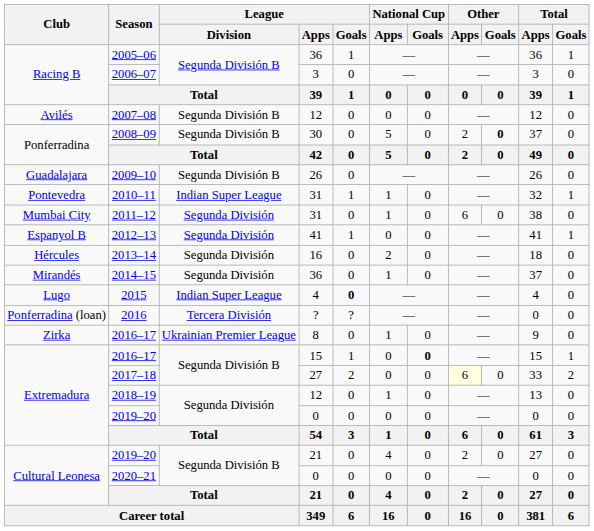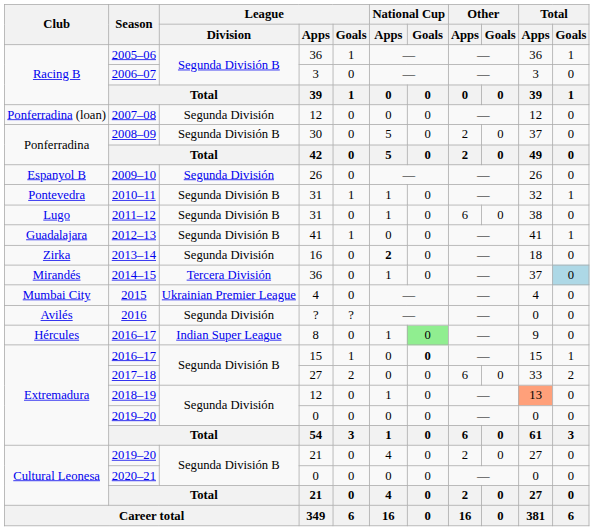(57, 114) Avilés -> (57, 114) Ponferradina (loan)
(229, 114) Segunda División B -> (229, 114) Segunda División
(500, 134) bold -> (500, 134) normal
(57, 174) Guadalajara -> (57, 174) Espanyol B
(229, 174) Segunda División B -> (229, 174) Segunda División
(229, 194) Indian Super League -> (229, 194) Segunda División B
(57, 214) Mumbai City -> (57, 214) Lugo
(229, 214) Segunda División -> (229, 214) Segunda División B
(57, 235) Espanyol B -> (57, 235) Guadalajara
(229, 235) Segunda División -> (229, 235) Segunda División B
(57, 255) Hércules -> (57, 255) Zirka
(388, 255) normal -> (388, 255) bold
(229, 275) Segunda División -> (229, 275) Tercera División
(571, 275) no background -> (571, 275) lightblue background
(57, 295) Lugo -> (57, 295) Mumbai City
(229, 295) Indian Super League -> (229, 295) Ukrainian Premier League
(351, 295) bold -> (351, 295) normal
(57, 315) Ponferradina (loan) -> (57, 315) Avilés
(229, 315) Tercera División -> (229, 315) Segunda División
(57, 335) Zirka -> (57, 335) Hércules
(229, 335) Ukrainian Premier League -> (229, 335) Indian Super League
(428, 335) no background -> (428, 335) lightgreen background
(465, 375) lightyellow background -> (465, 375) no background
(536, 395) no background -> (536, 395) lightsalmon background
